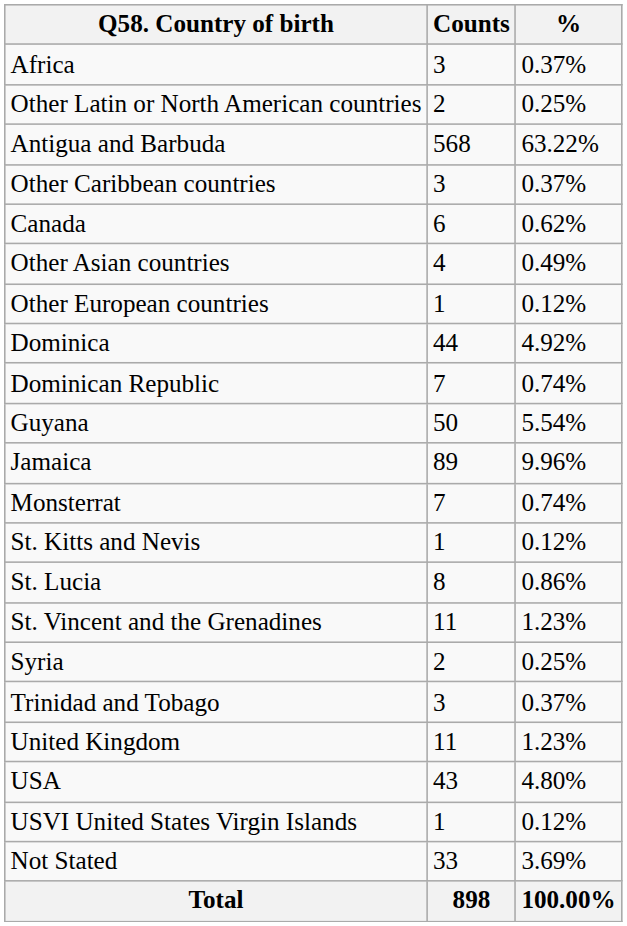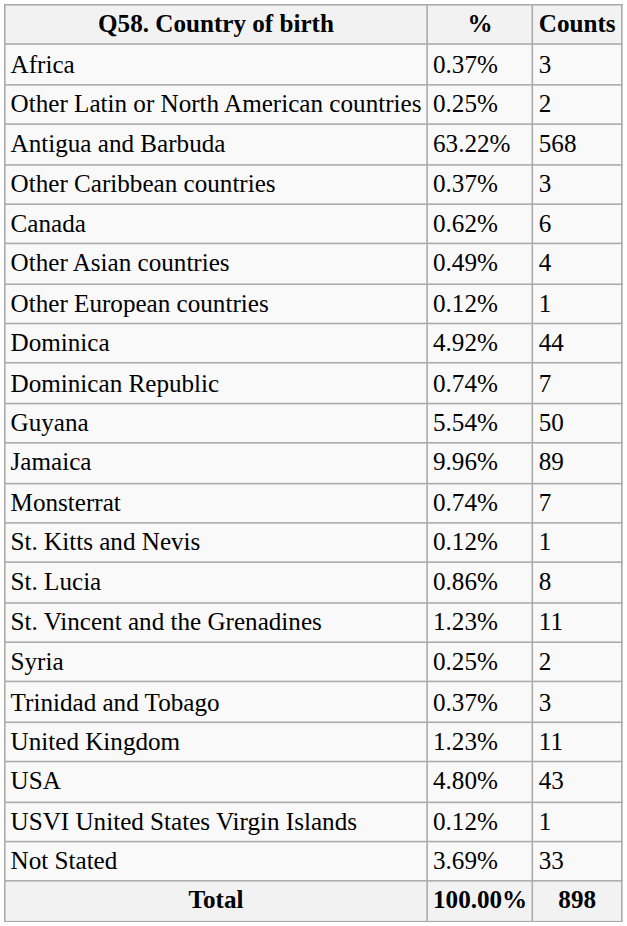columns swapped: (471, 24) <-> (568, 24)
